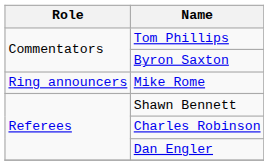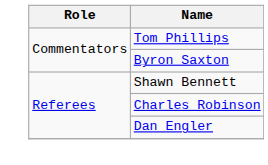- row: (169, 83)
